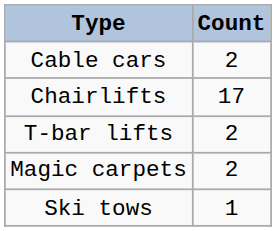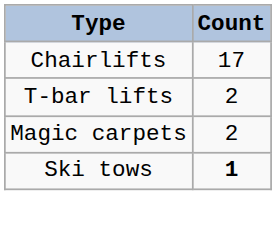- row: (98, 60)
(231, 208) normal -> (231, 171) bold
